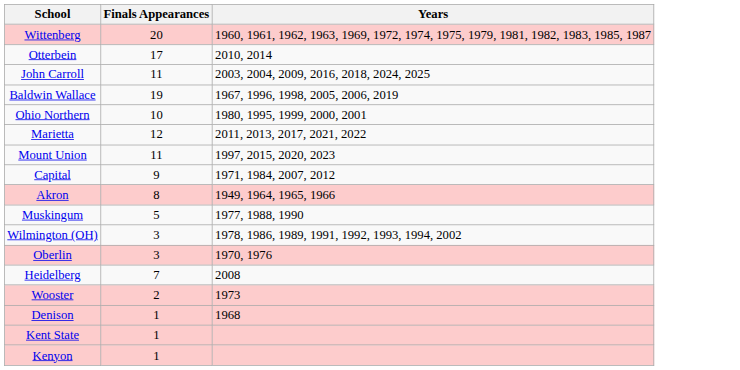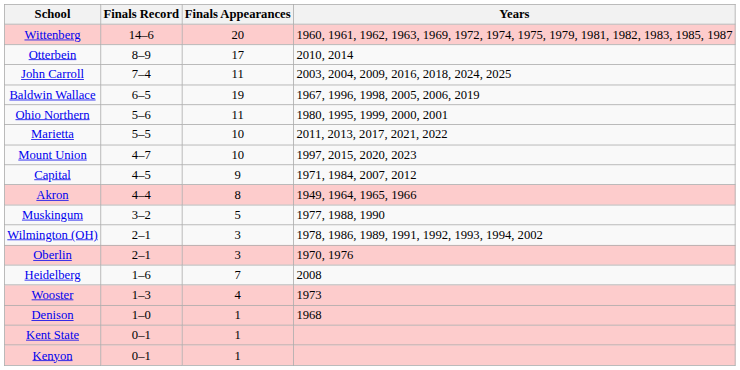+ column: (141, 14)
(156, 114) 10 -> (238, 114) 11
(156, 134) 12 -> (238, 134) 10
(156, 154) 11 -> (238, 154) 10
(156, 295) 2 -> (238, 295) 4
